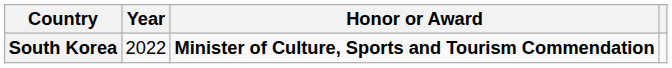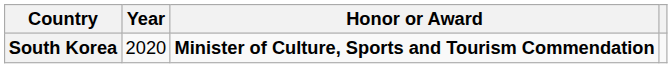(146, 47) 2022 -> (146, 47) 2020
